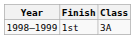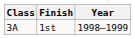columns swapped: (32, 12) <-> (114, 12)
